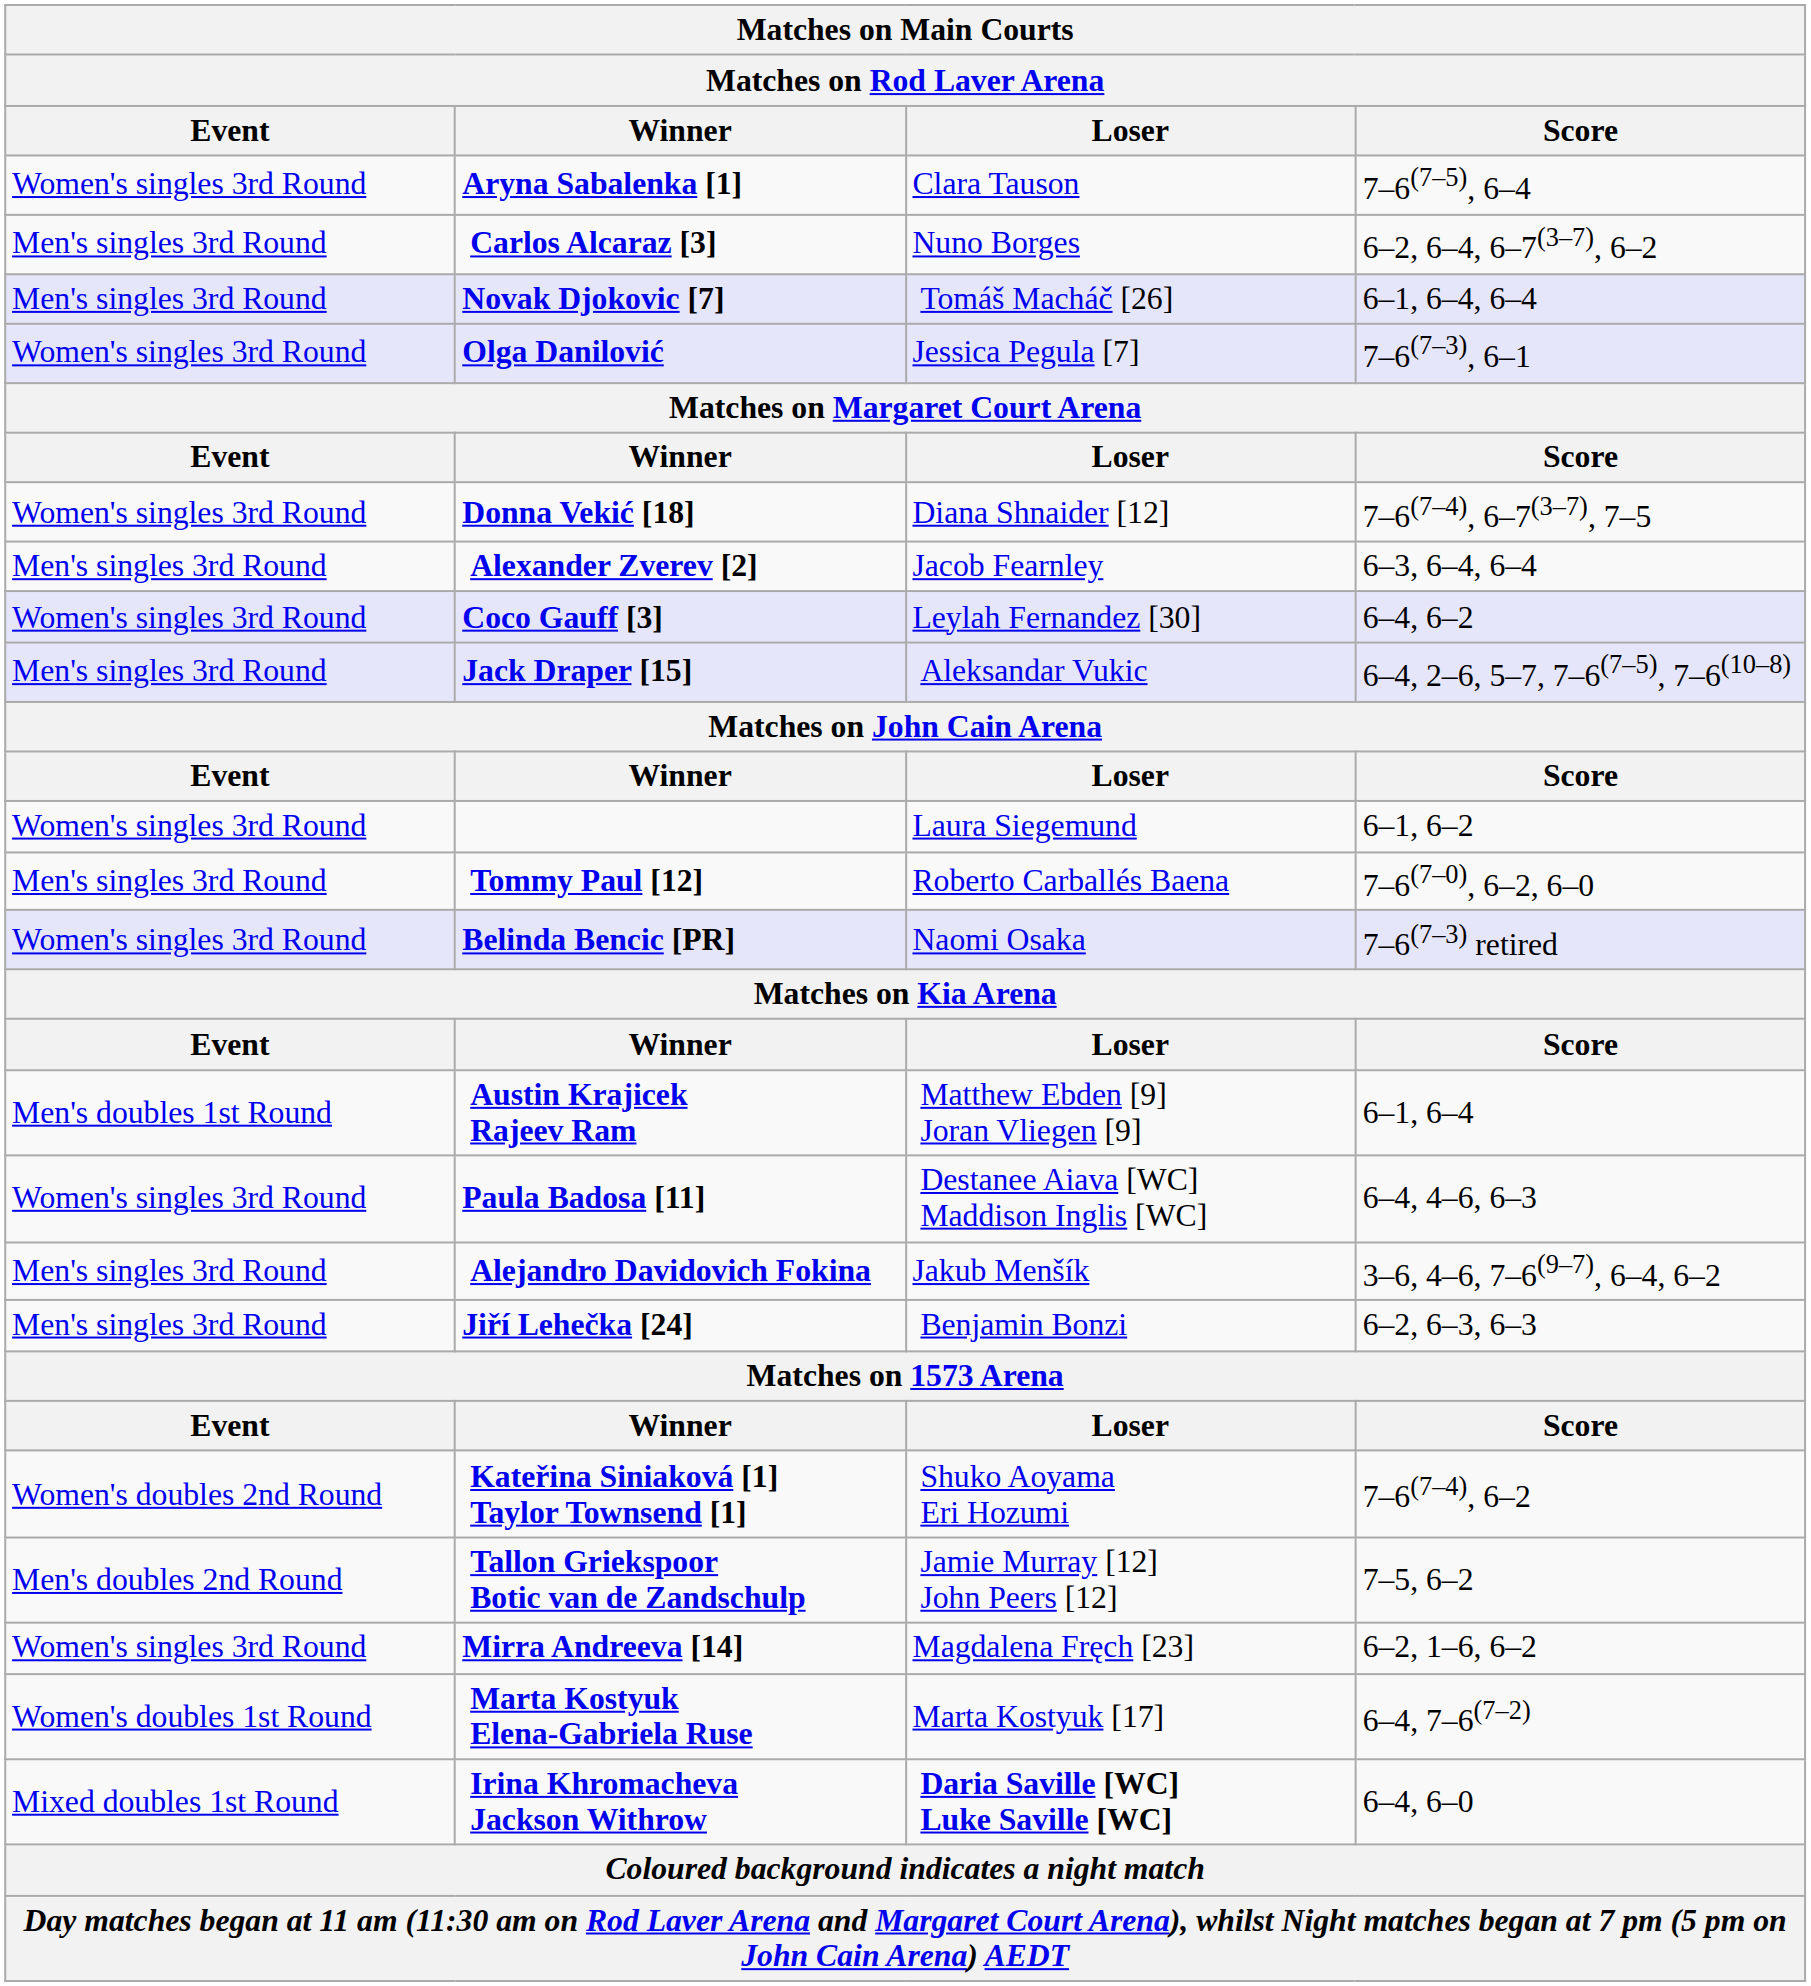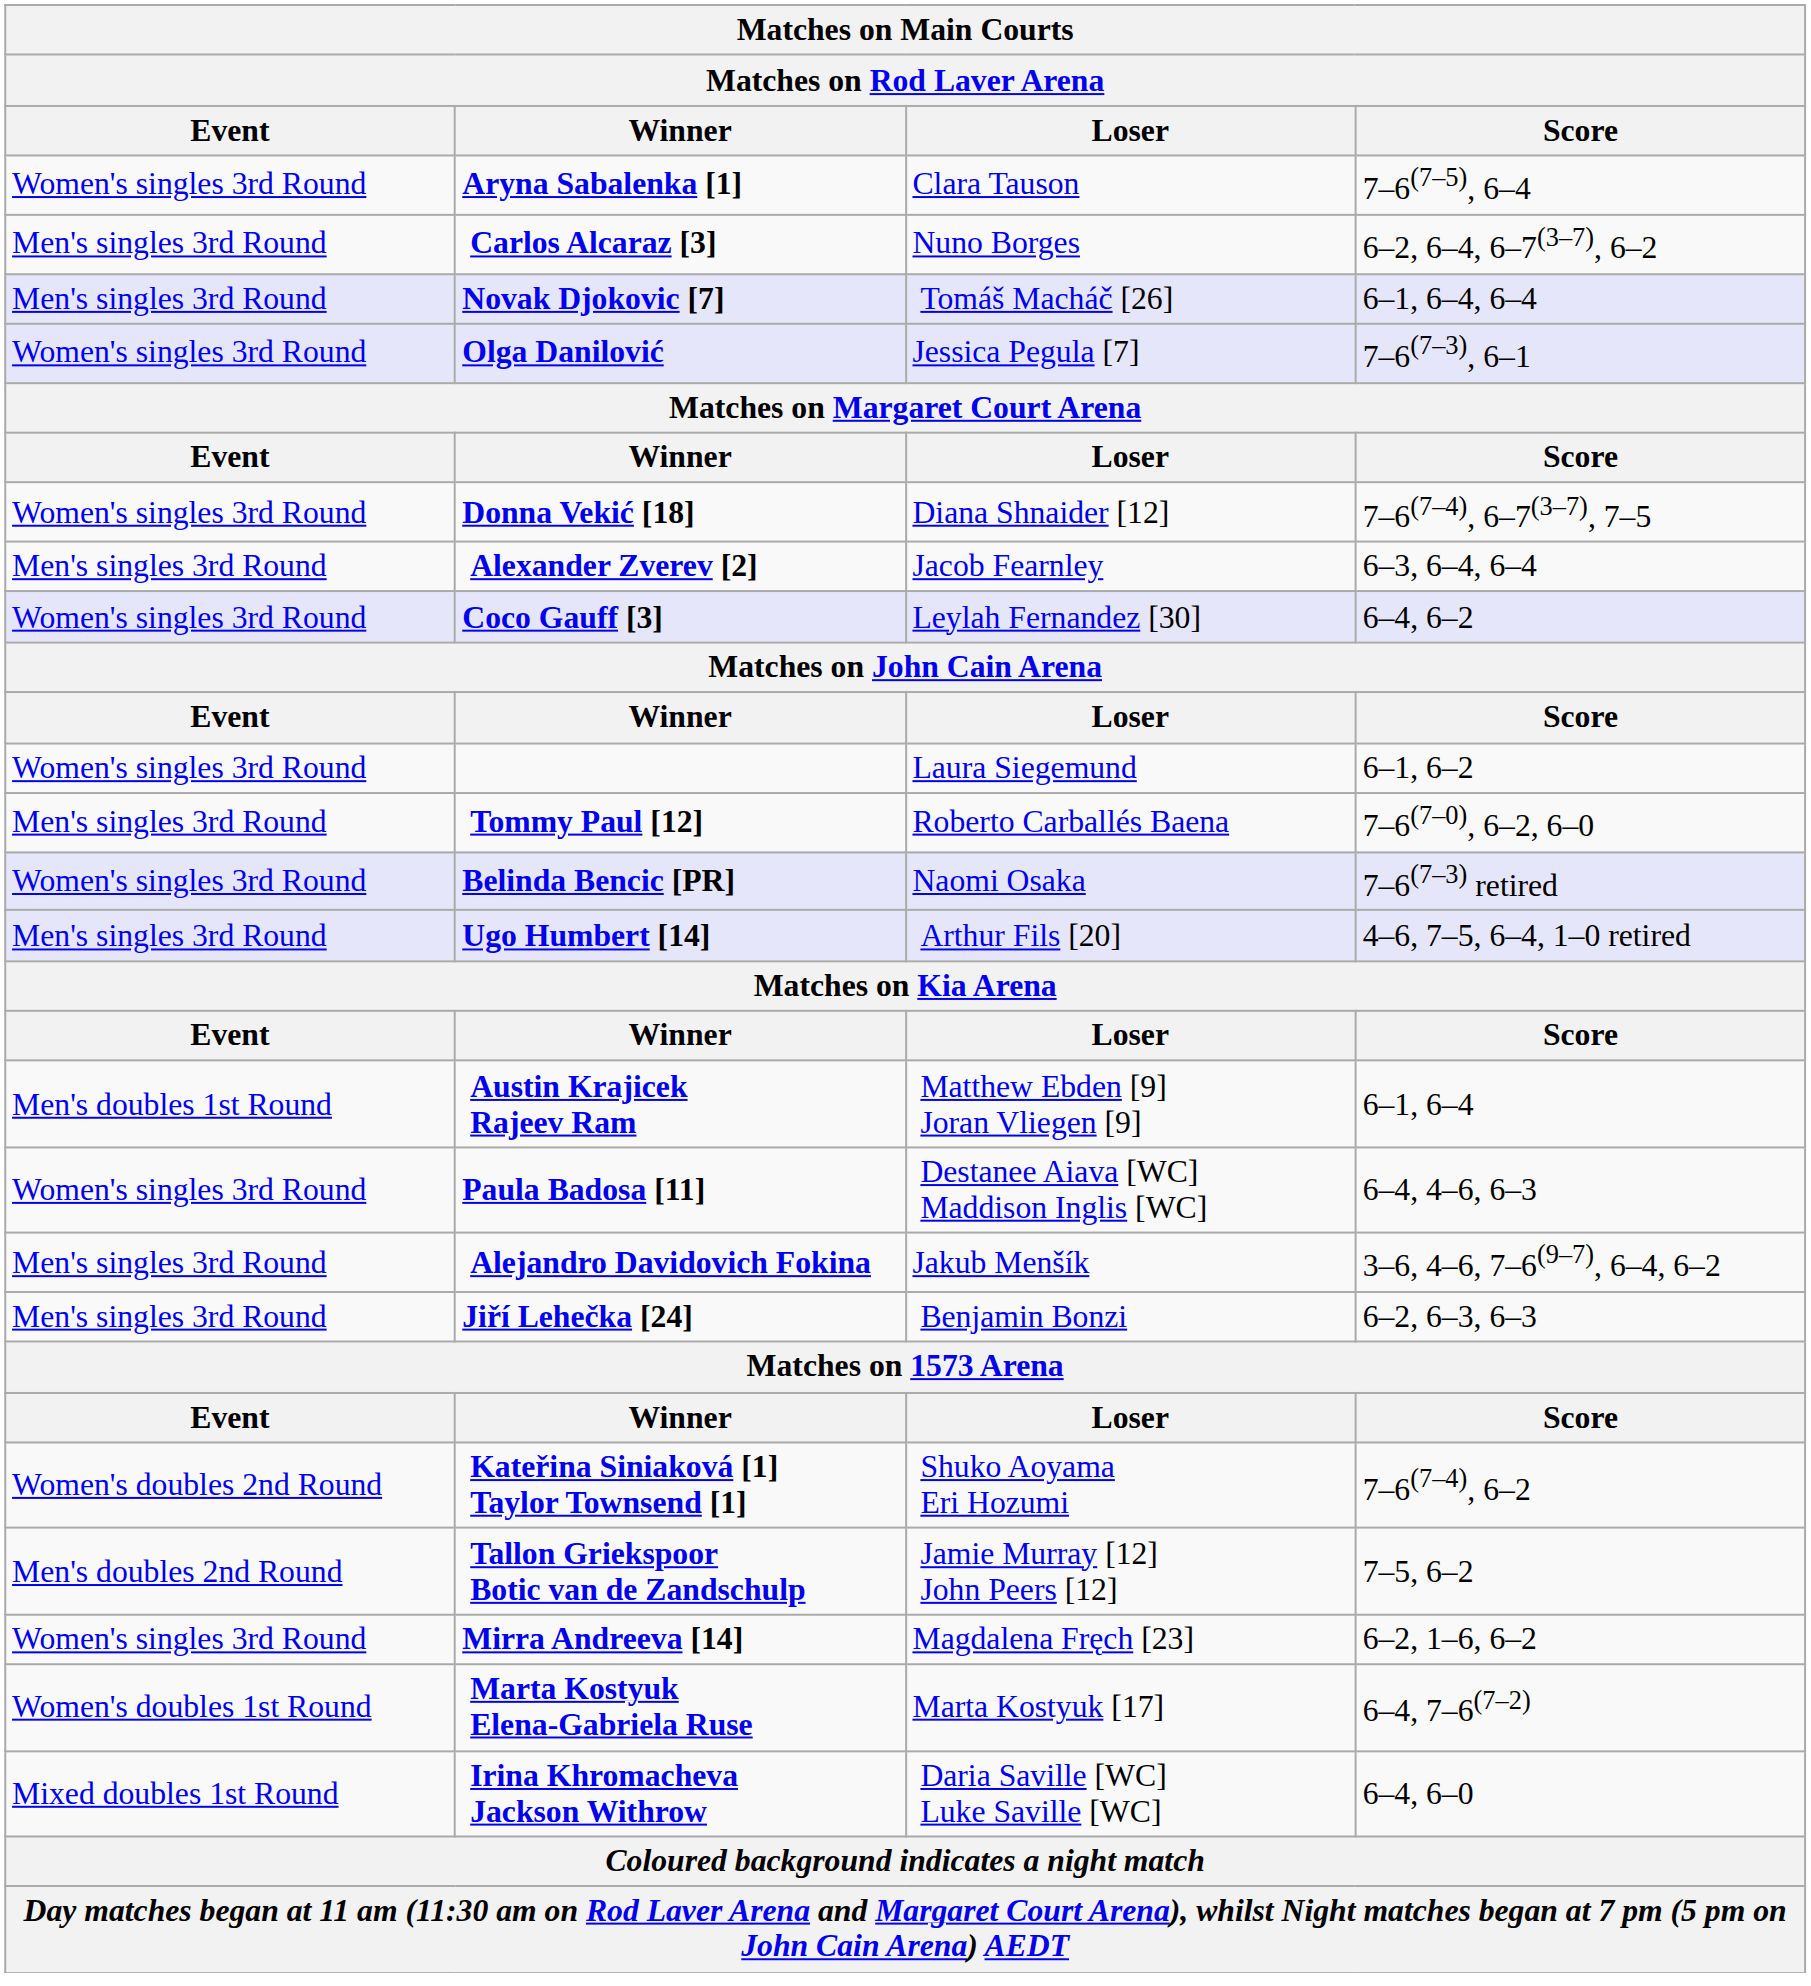- row: (577, 671)
+ row: (586, 935)
(1046, 1801) bold -> (1040, 1792) normal
